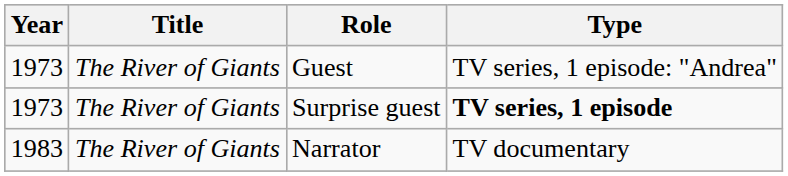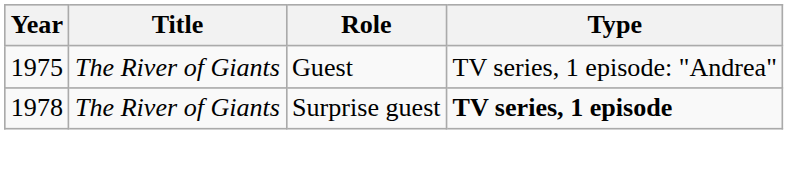(37, 66) 1973 -> (37, 66) 1975
(37, 107) 1973 -> (37, 107) 1978
- row: (336, 149)
